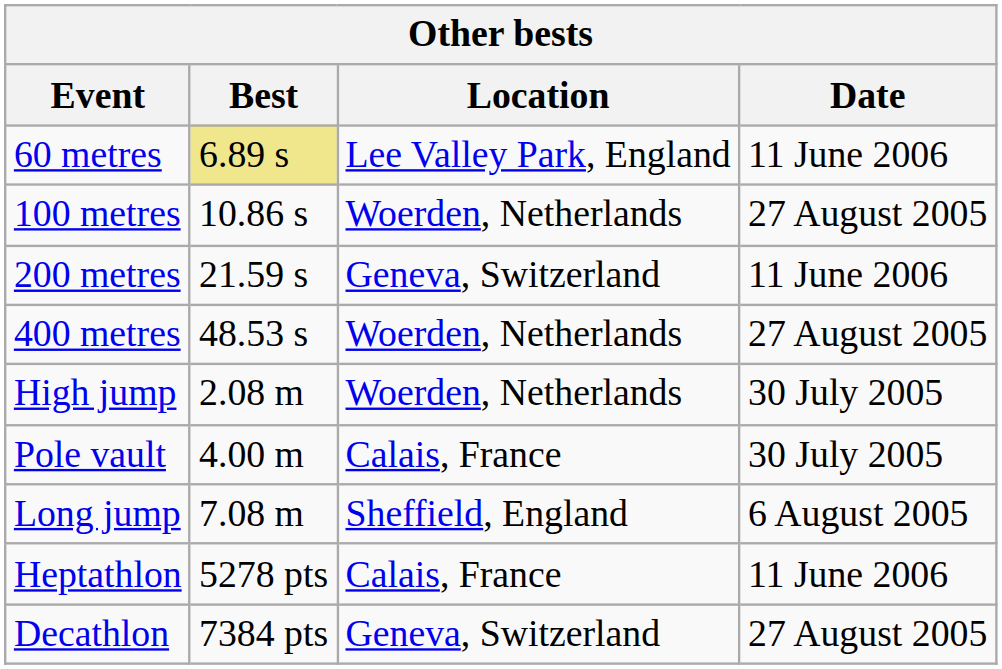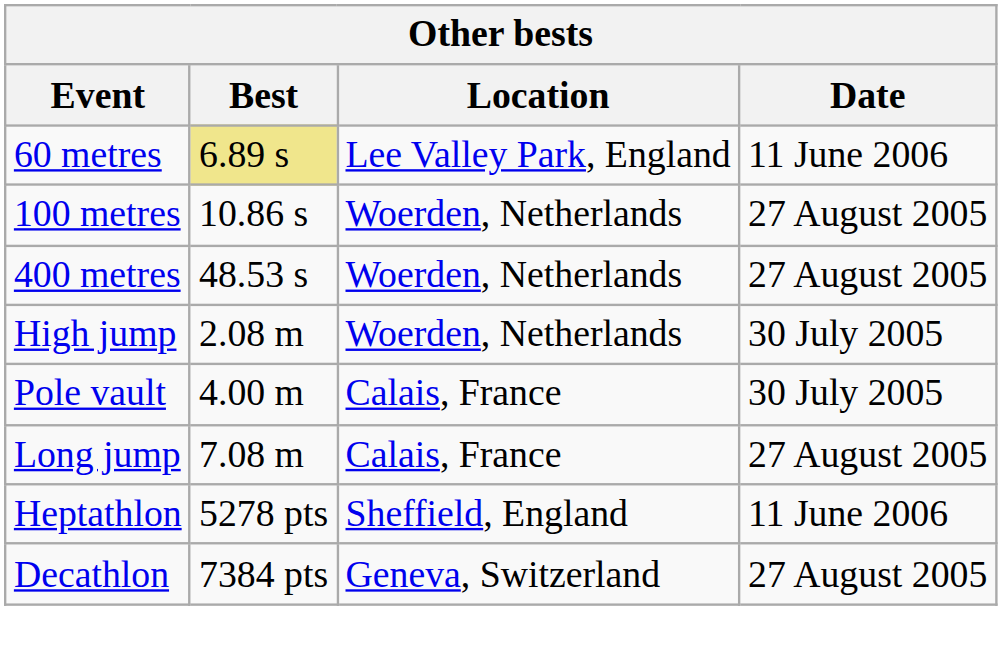- row: (97, 273)
(487, 513) Sheffield, England -> (454, 453) Calais, France
(858, 513) 6 August 2005 -> (868, 453) 27 August 2005
(454, 573) Calais, France -> (487, 513) Sheffield, England
